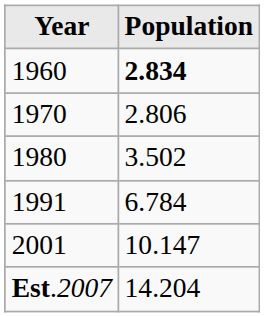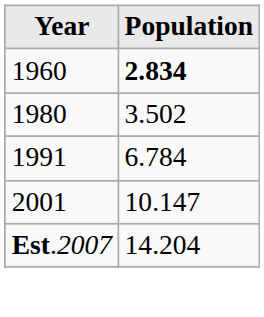- row: (39, 114)
